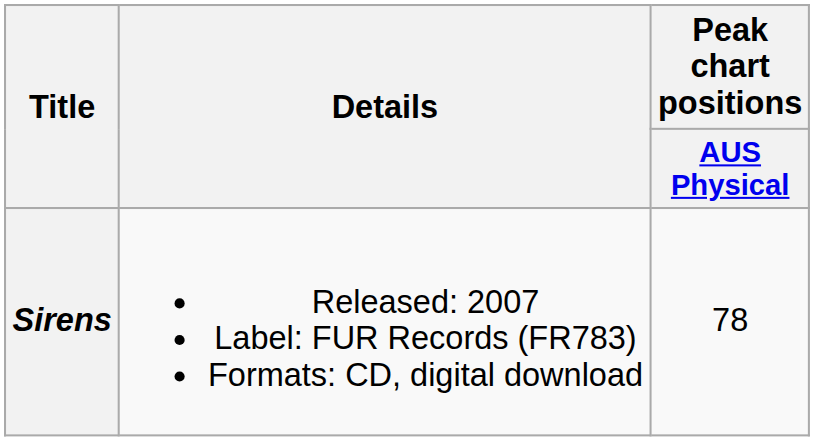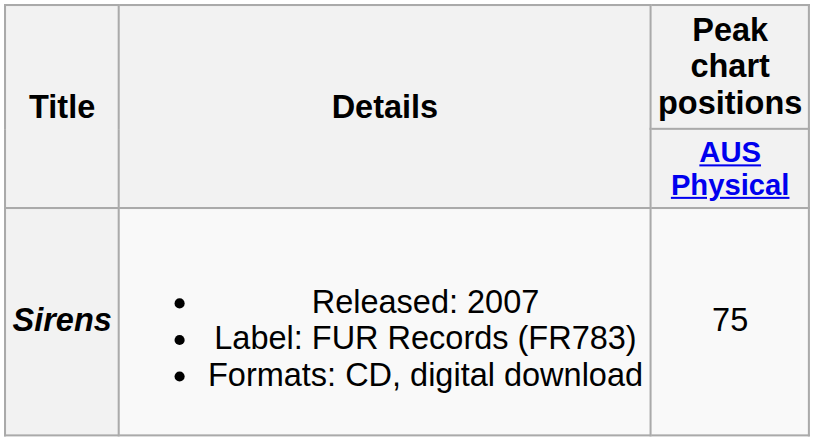(730, 320) 78 -> (730, 320) 75
